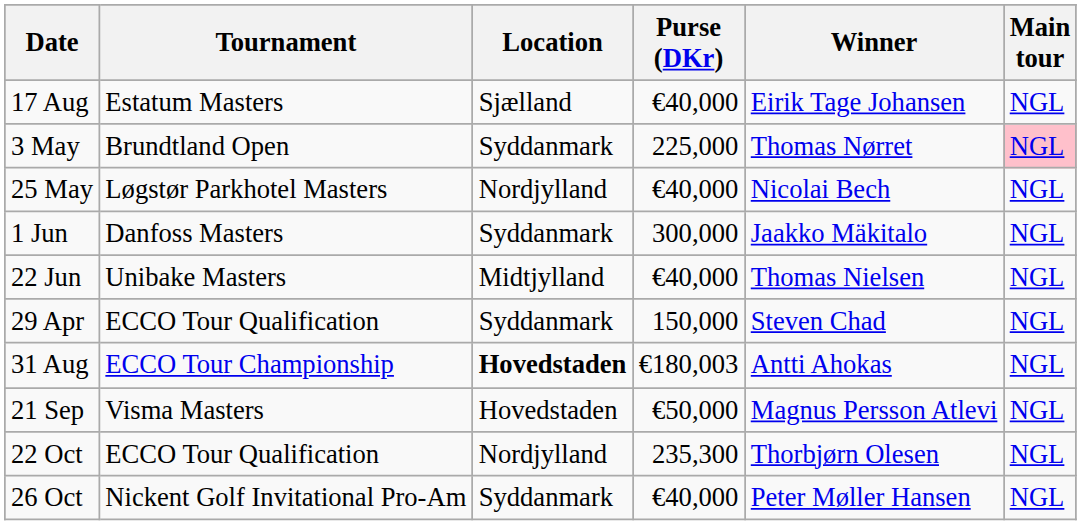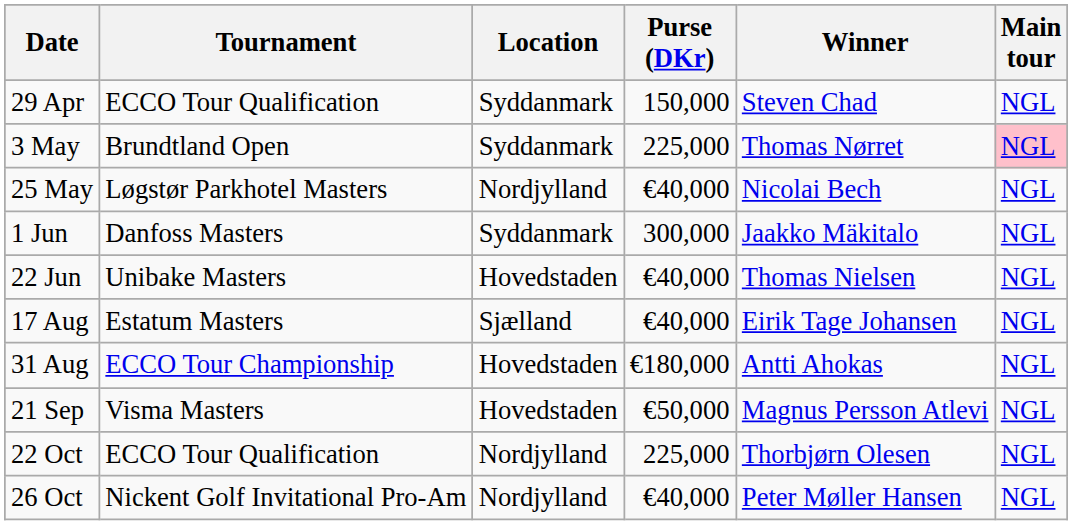rows swapped: (48, 321) <-> (50, 101)
(541, 277) Midtjylland -> (548, 277) Hovedstaden
(553, 365) bold -> (548, 365) normal
(689, 365) €180,003 -> (680, 365) €180,000
(695, 452) 235,300 -> (686, 452) 225,000
(546, 496) Syddanmark -> (543, 496) Nordjylland
